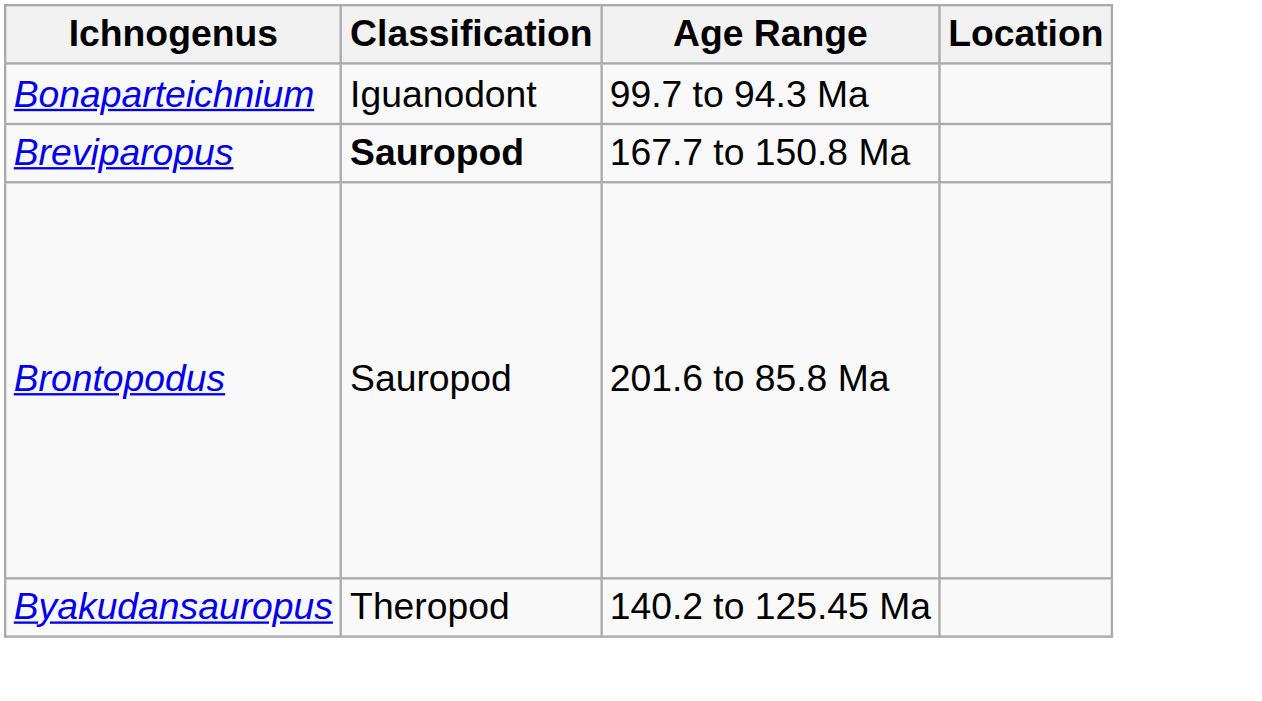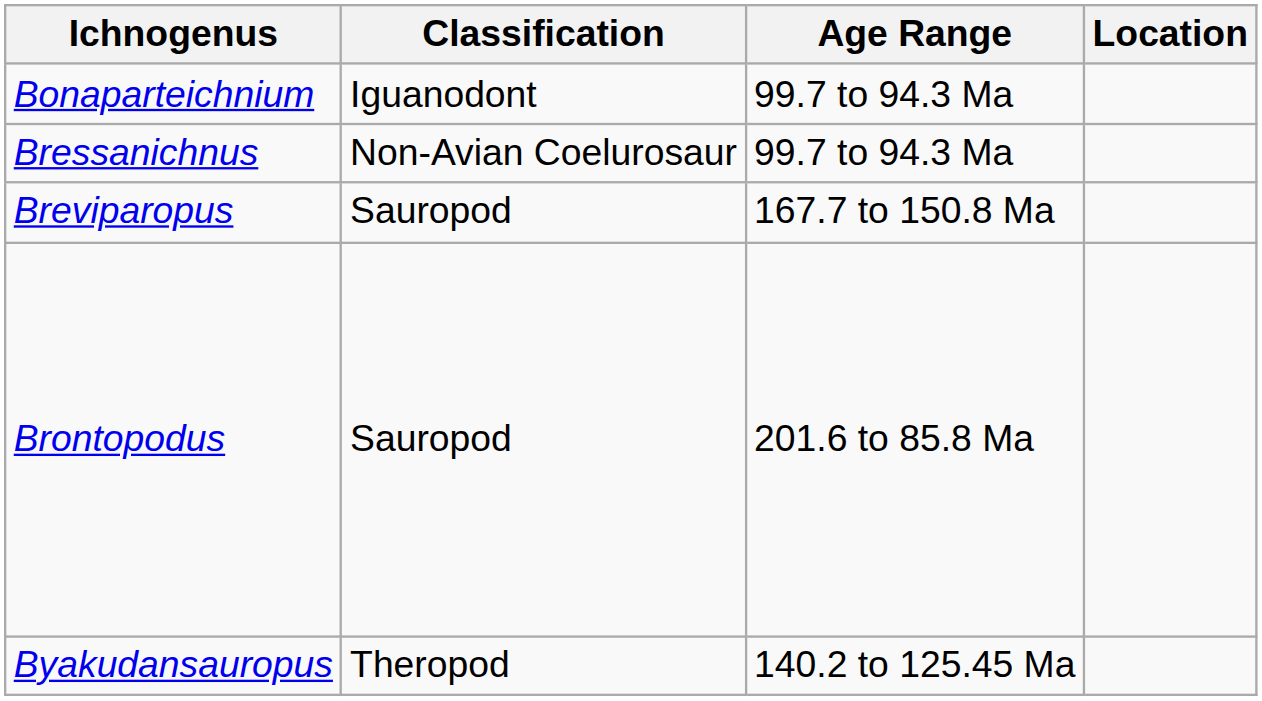+ row: (136, 152)
(437, 152) bold -> (431, 211) normal
